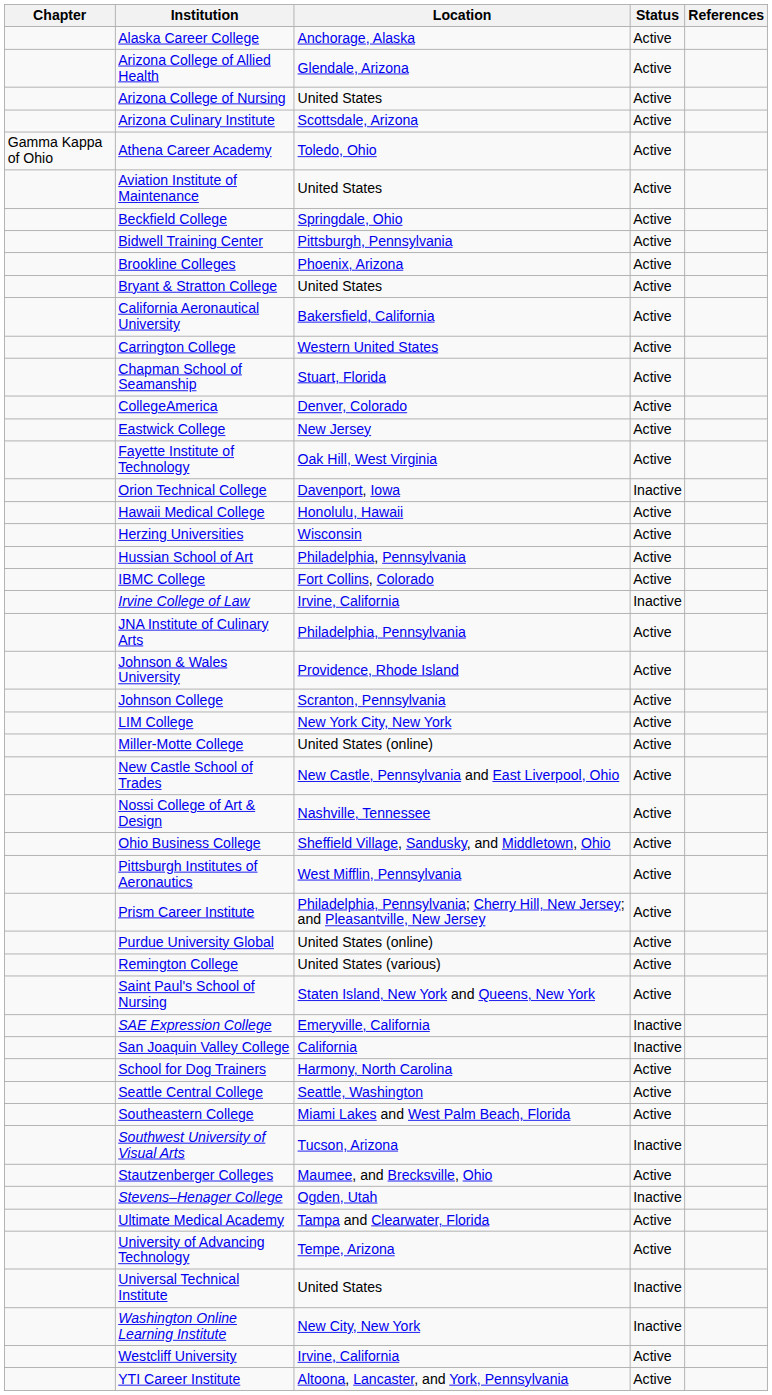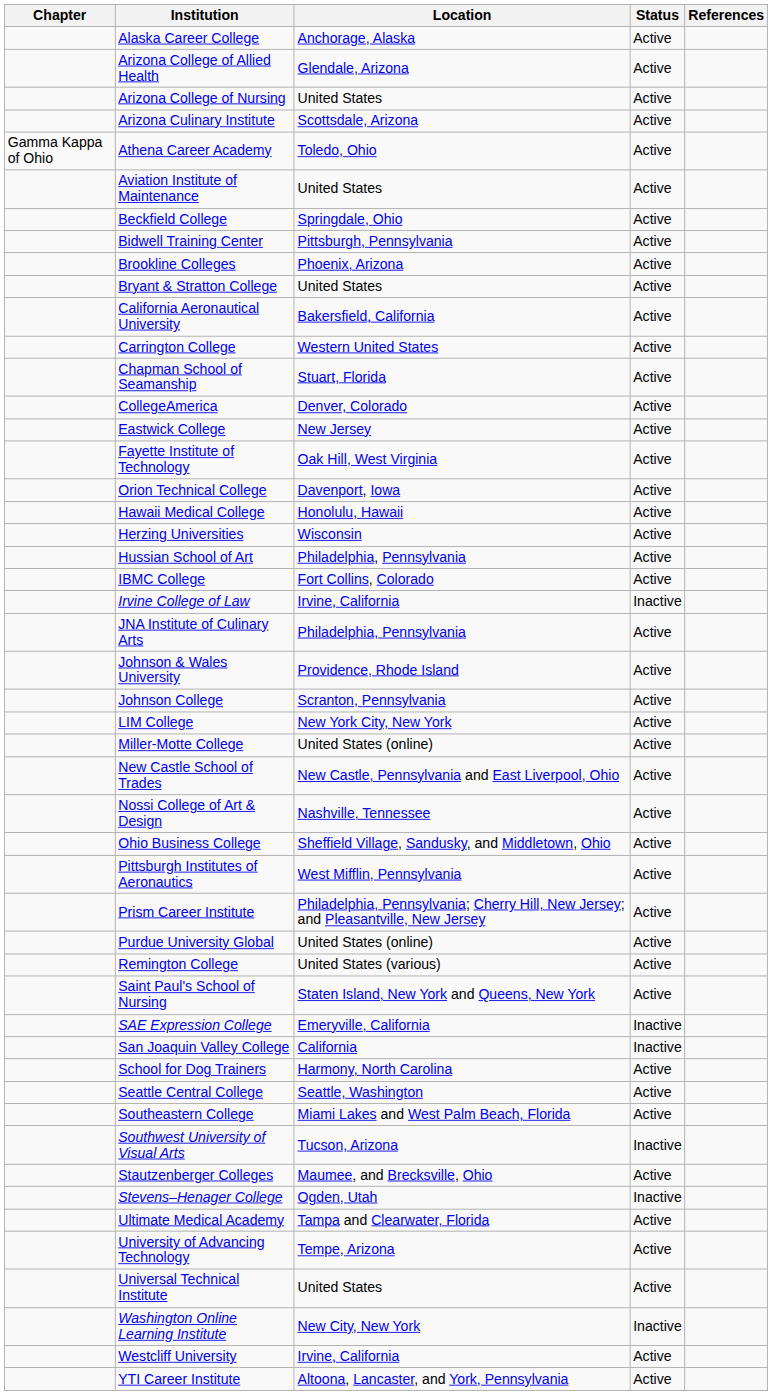(657, 490) Inactive -> (652, 490) Active
(657, 1288) Inactive -> (652, 1288) Active
